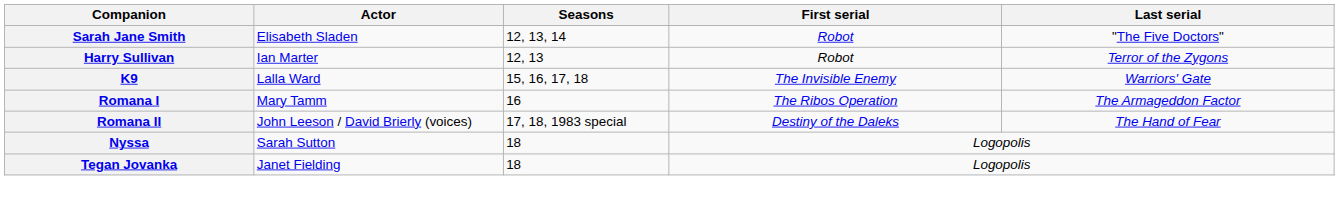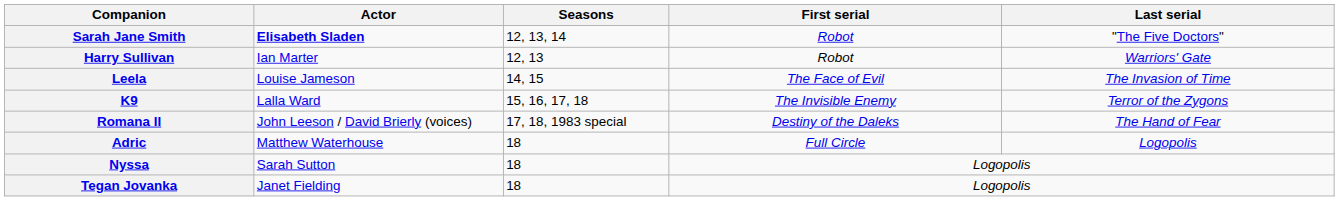(307, 36) normal -> (311, 36) bold
(1168, 57) Terror of the Zygons -> (1168, 57) Warriors' Gate
+ row: (129, 79)
(1168, 79) Warriors' Gate -> (1168, 100) Terror of the Zygons
- row: (129, 100)
+ row: (129, 143)
